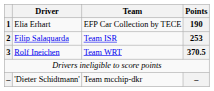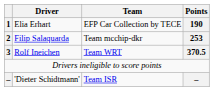(100, 38) Team ISR -> (113, 38) Team mcchip-dkr
(113, 79) Team mcchip-dkr -> (100, 79) Team ISR
